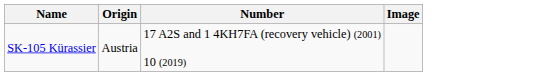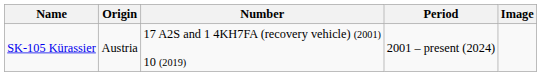+ column: (441, 14)
